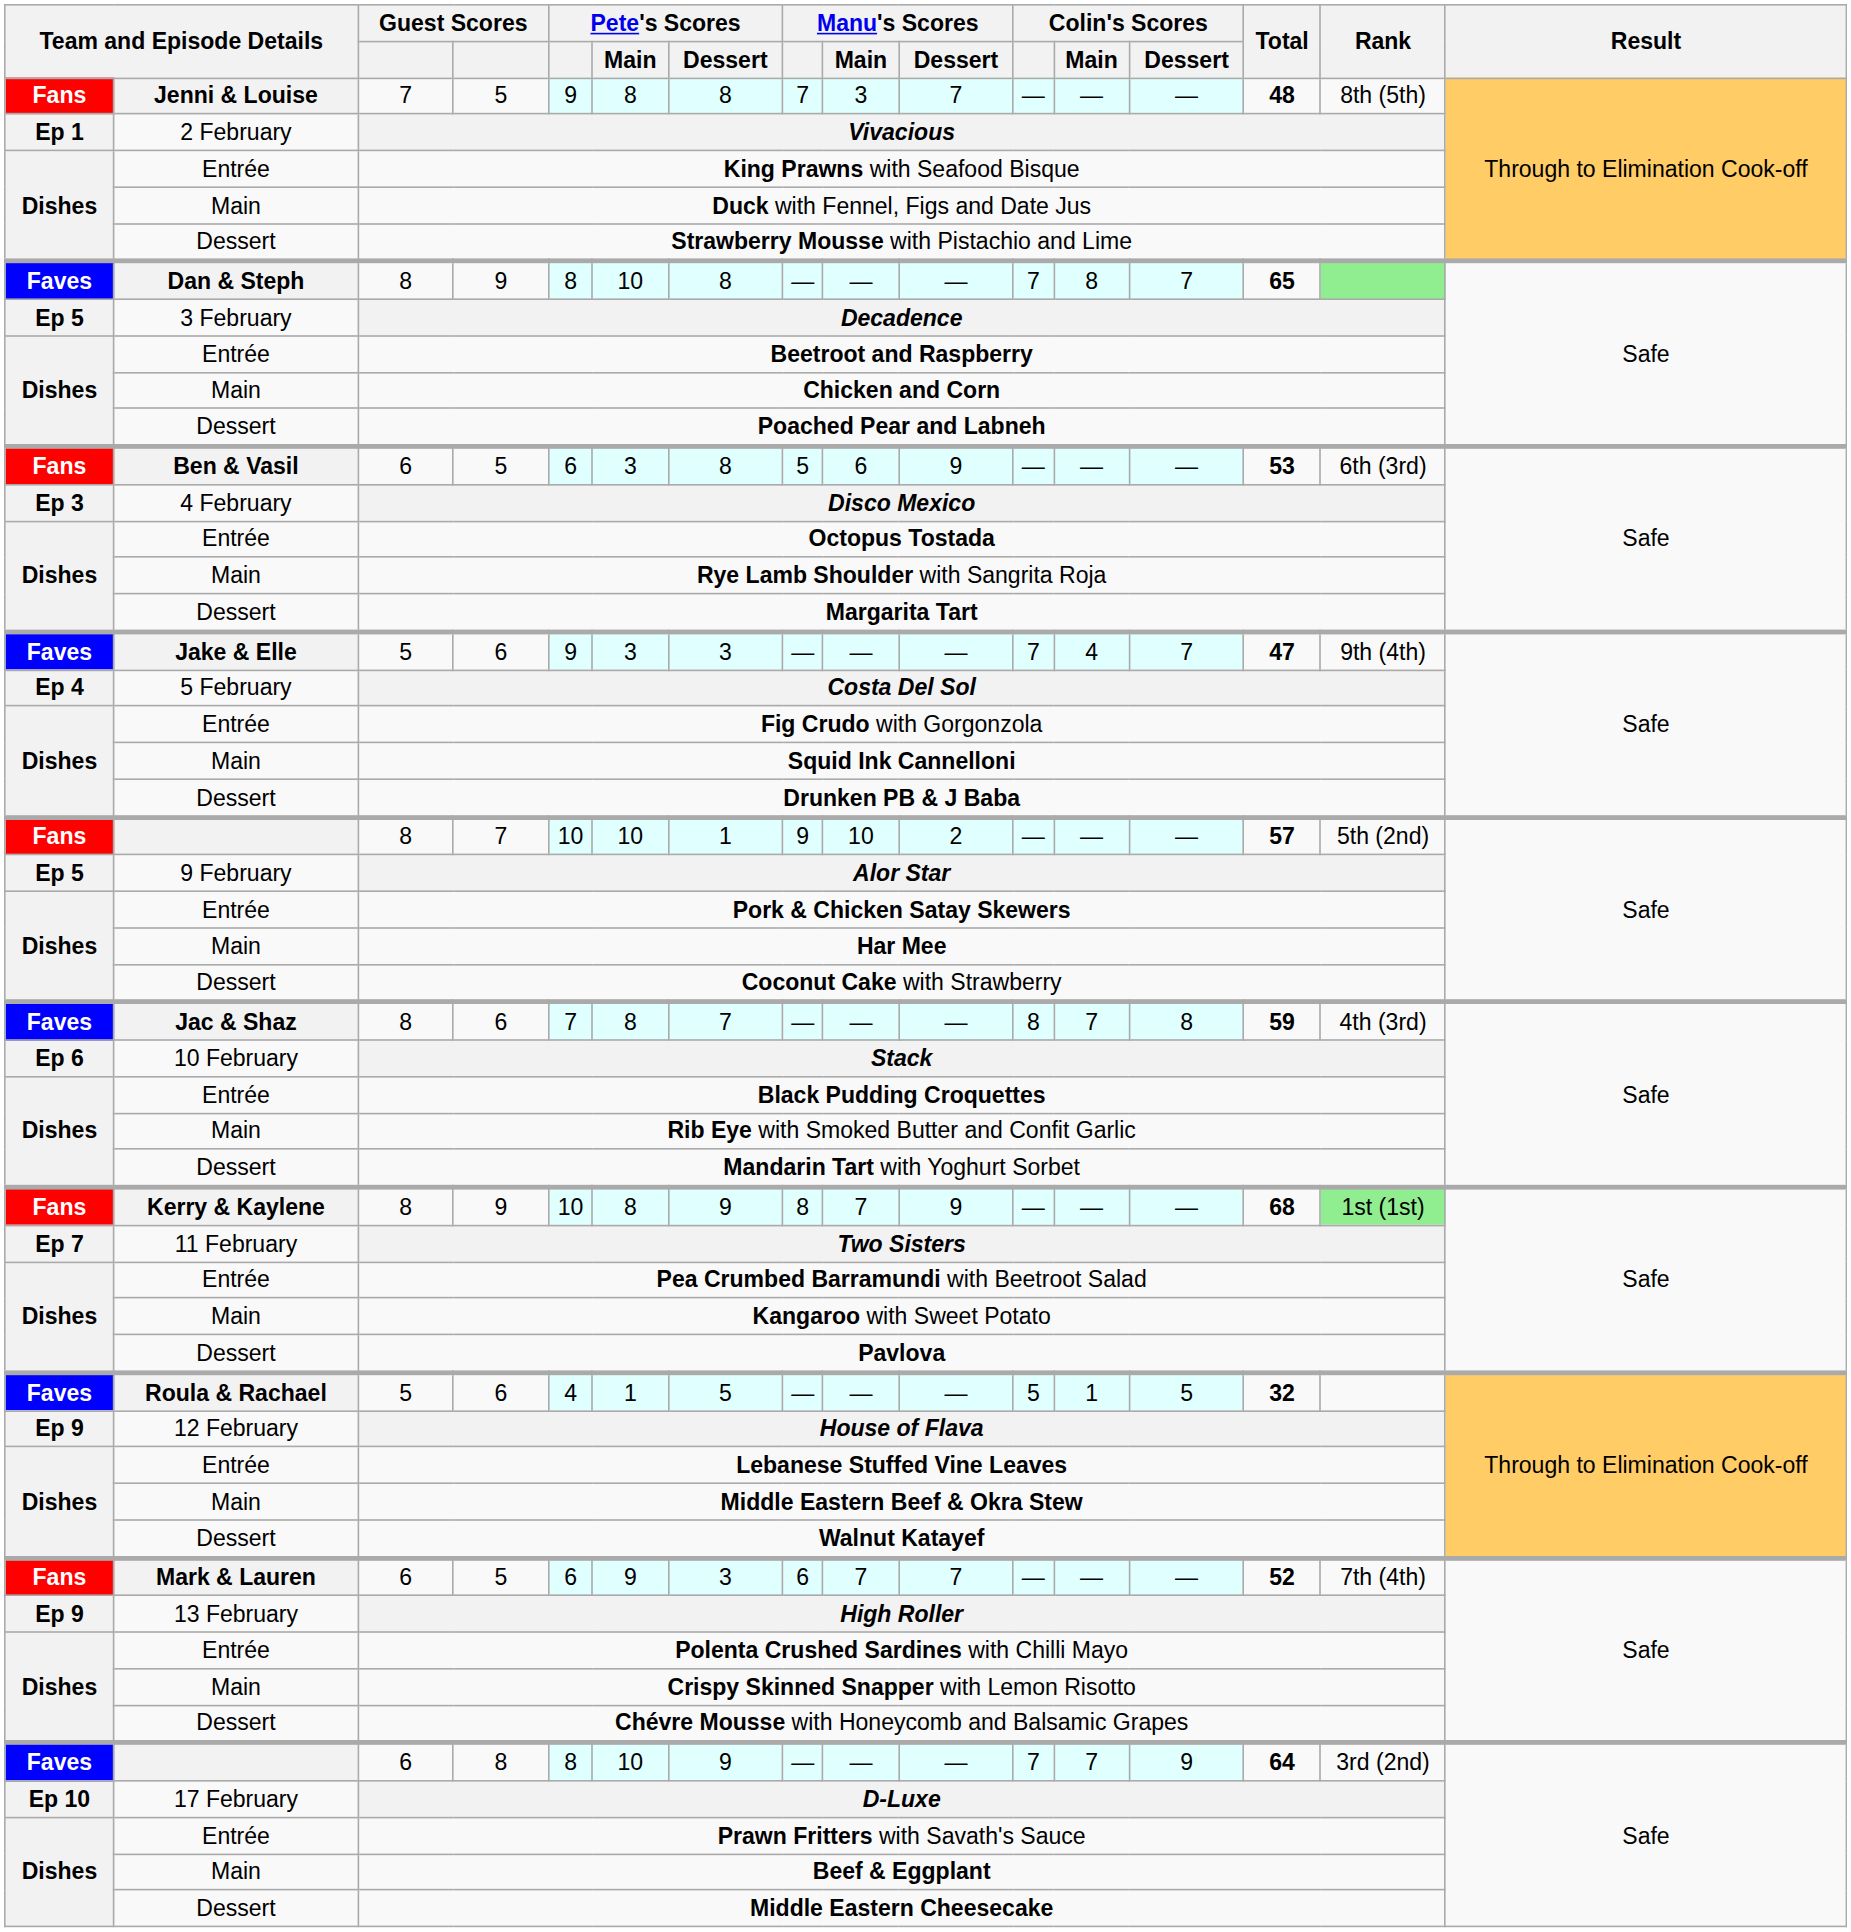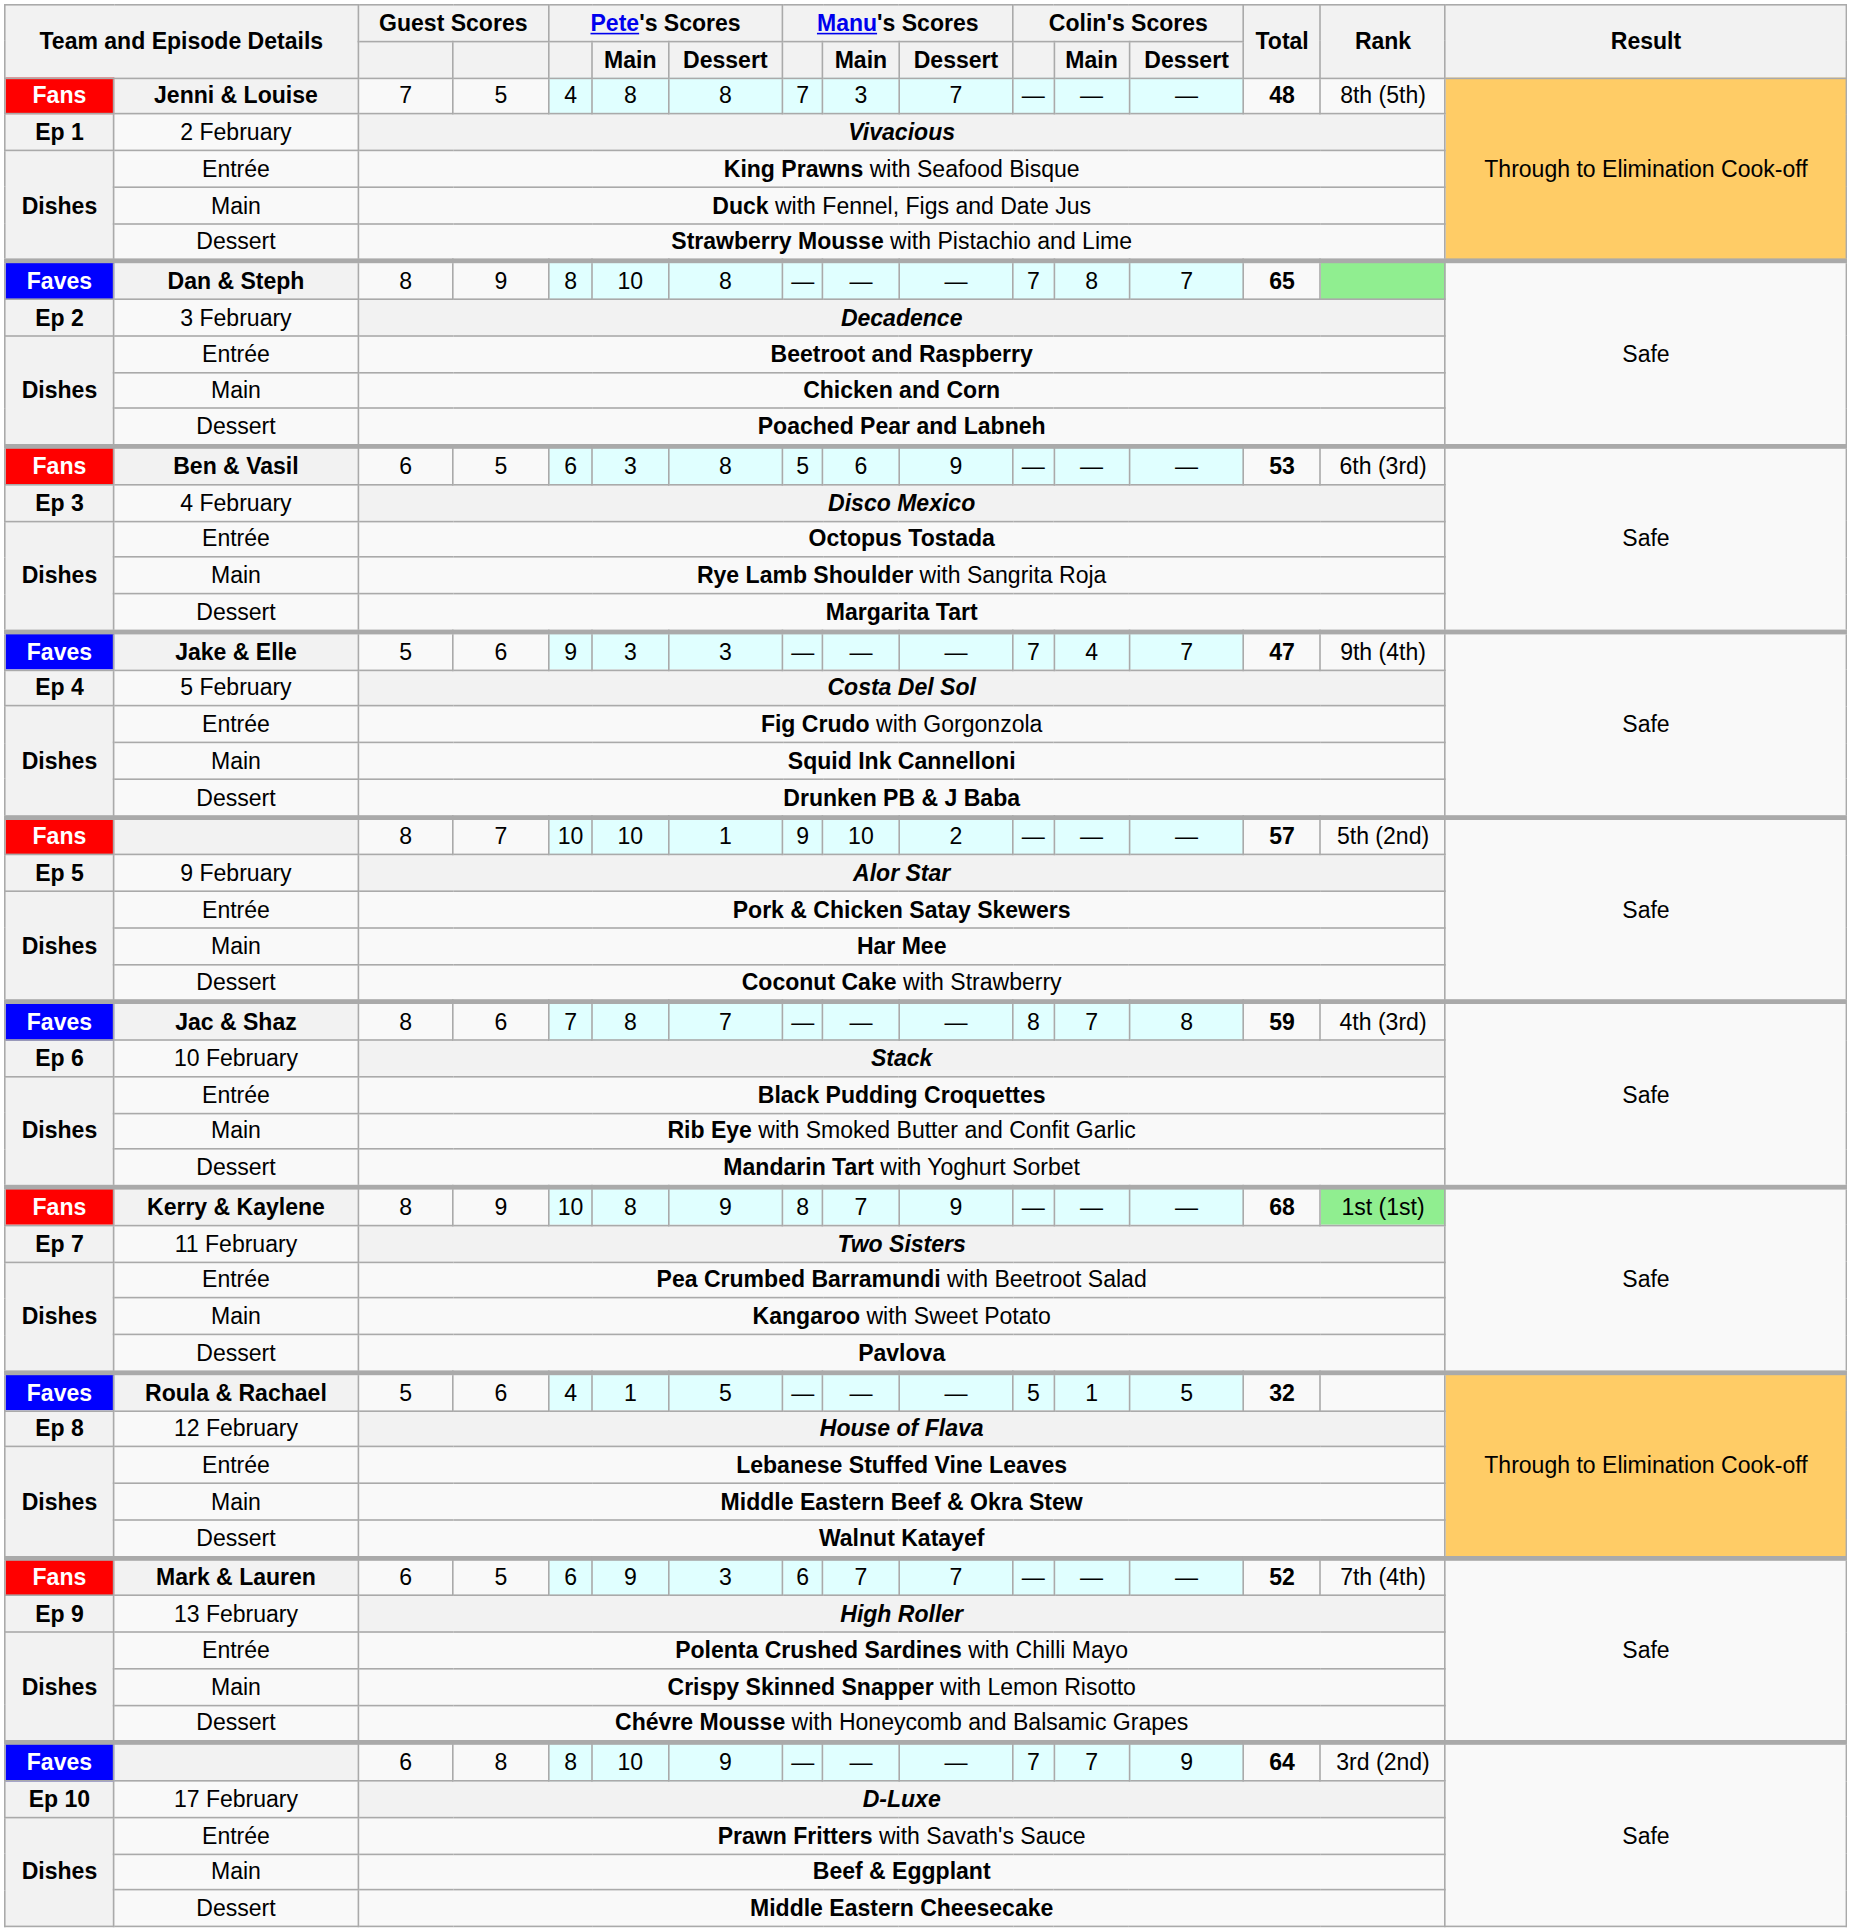(571, 96) 9 -> (571, 96) 4
(59, 318) Ep 5 -> (59, 318) Ep 2
(59, 1429) Ep 9 -> (59, 1429) Ep 8
